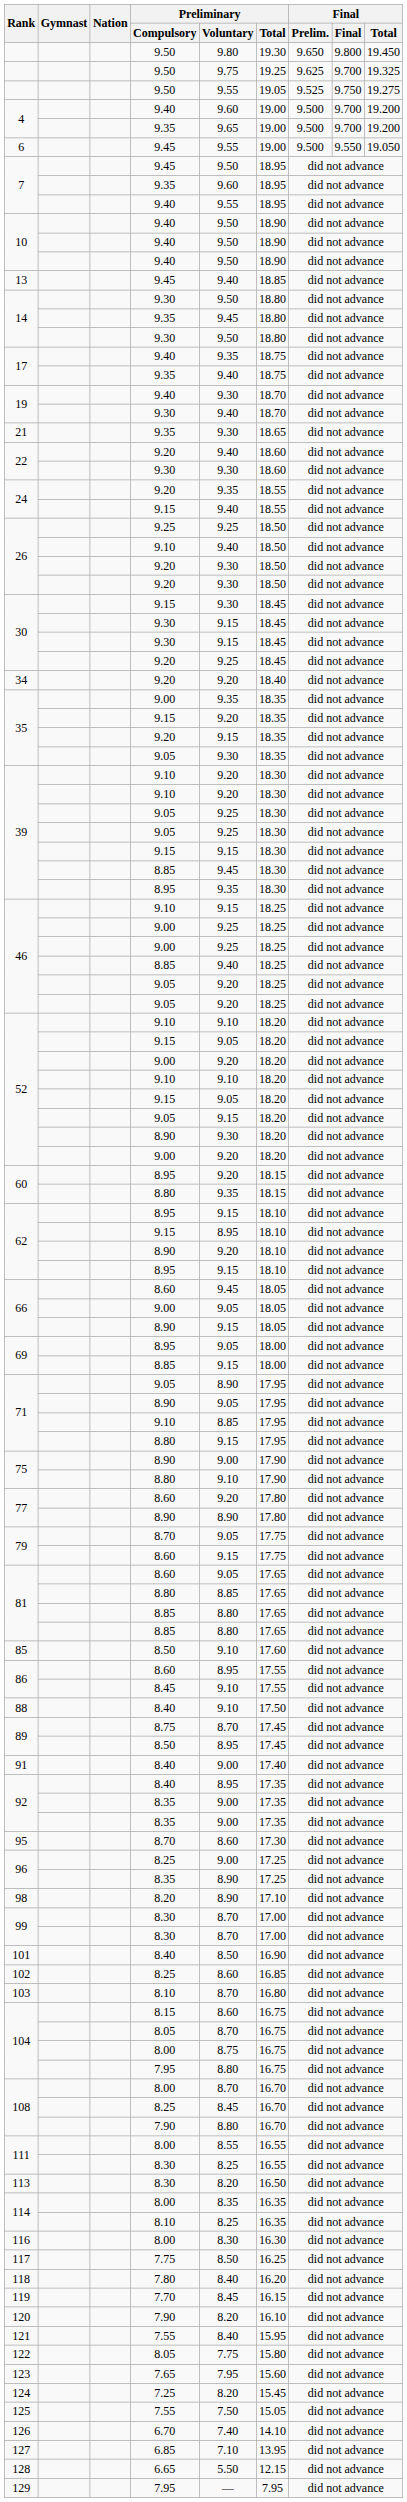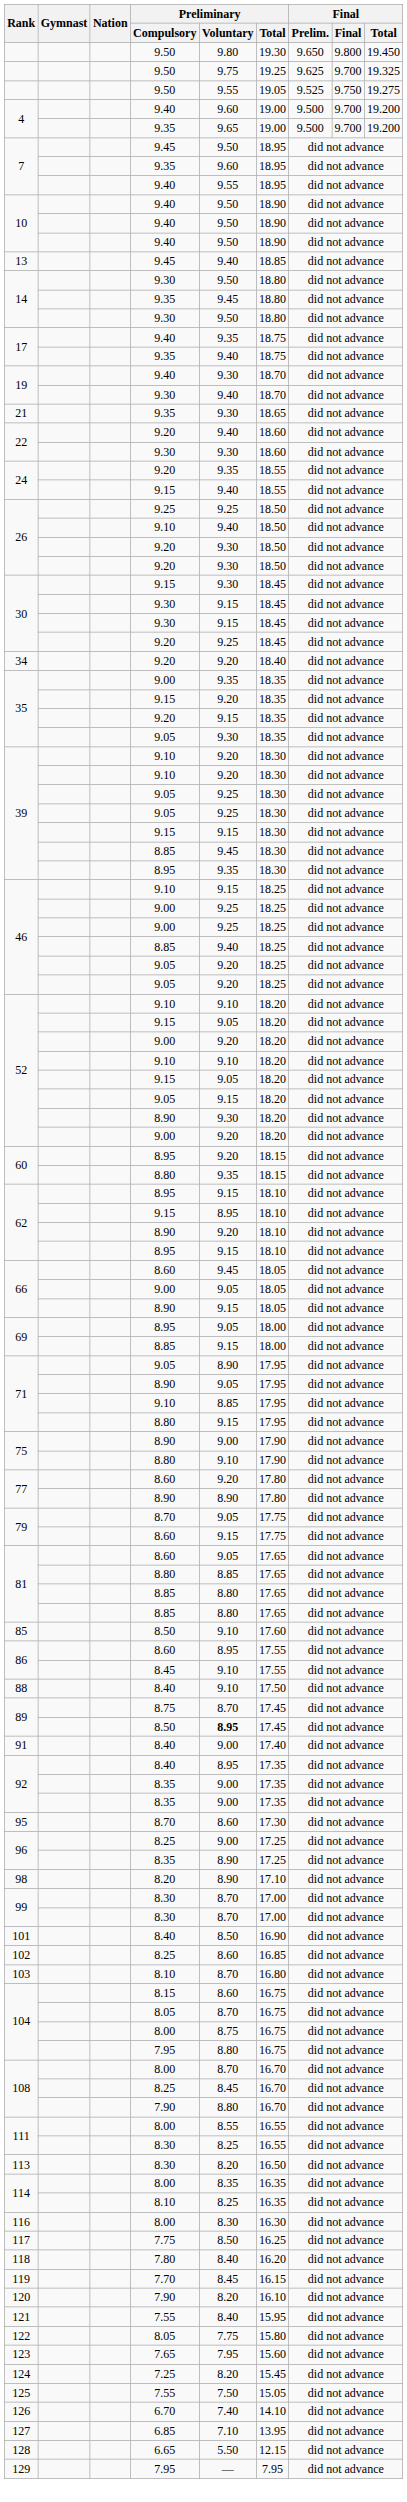- row: (21, 147)
(228, 1745) normal -> (228, 1726) bold
